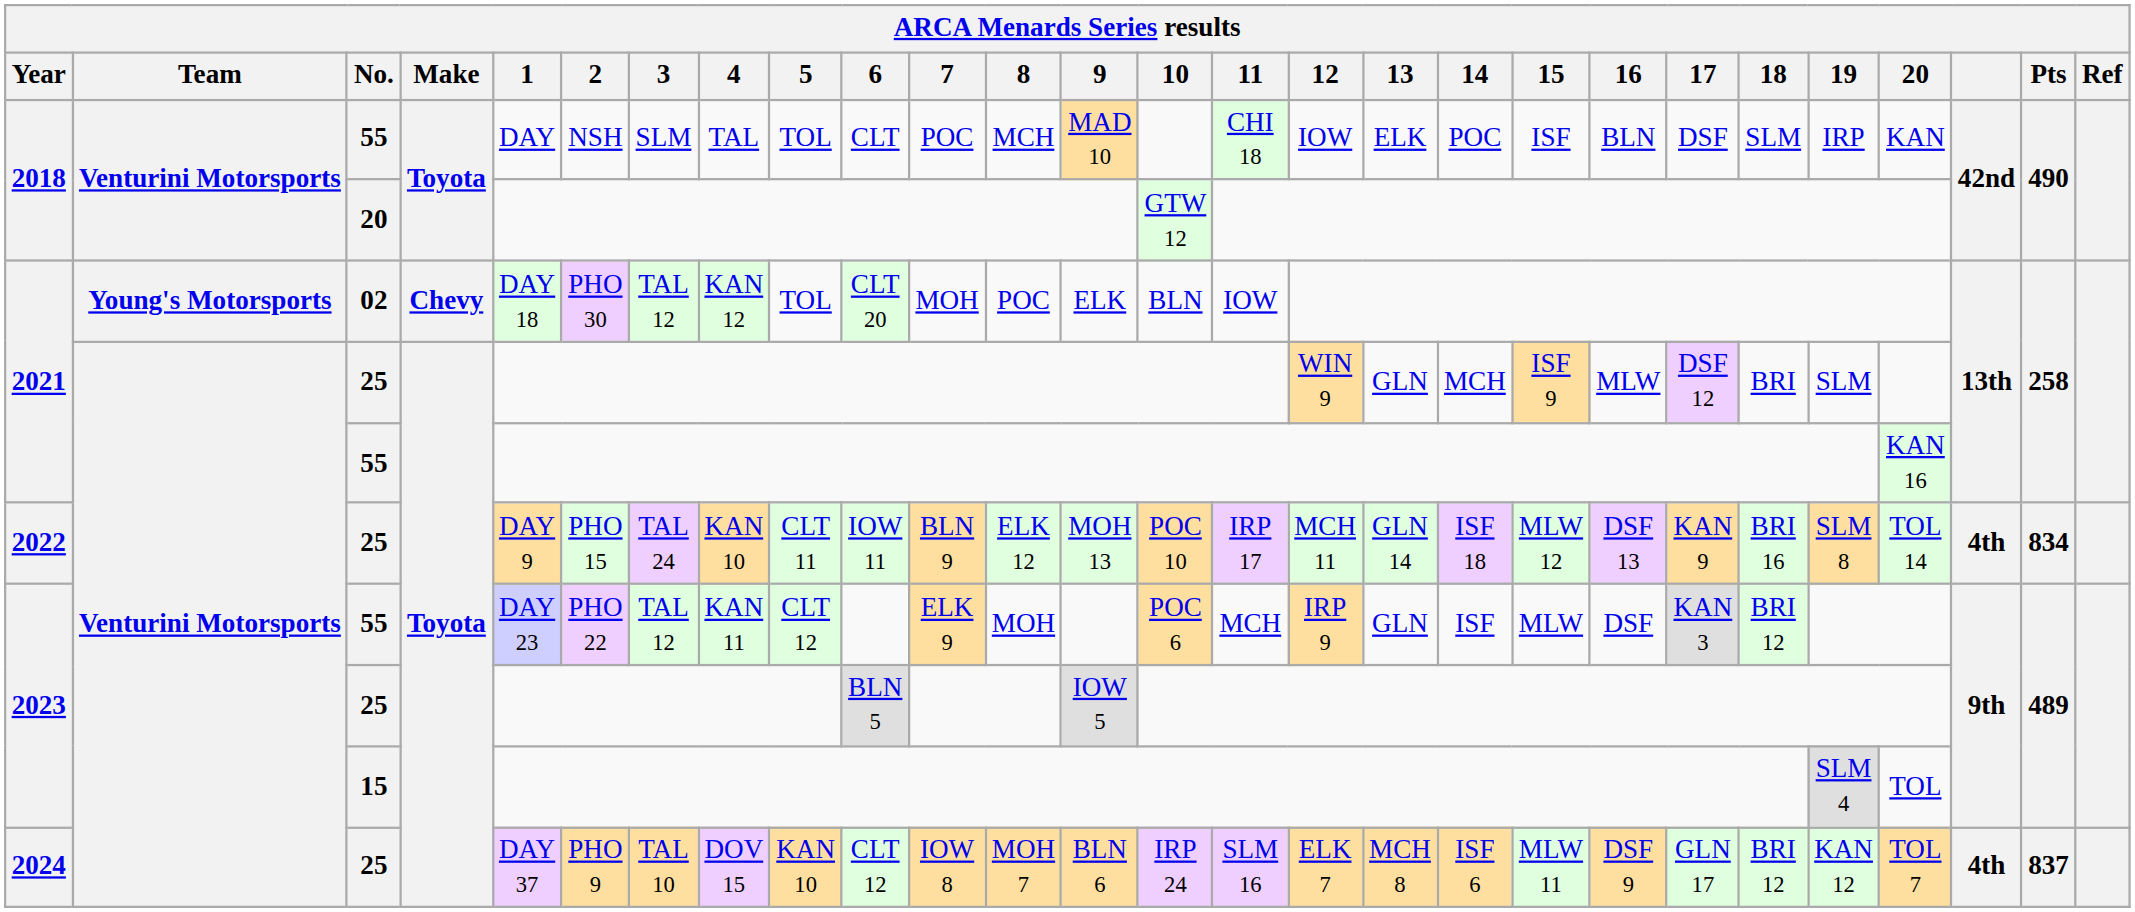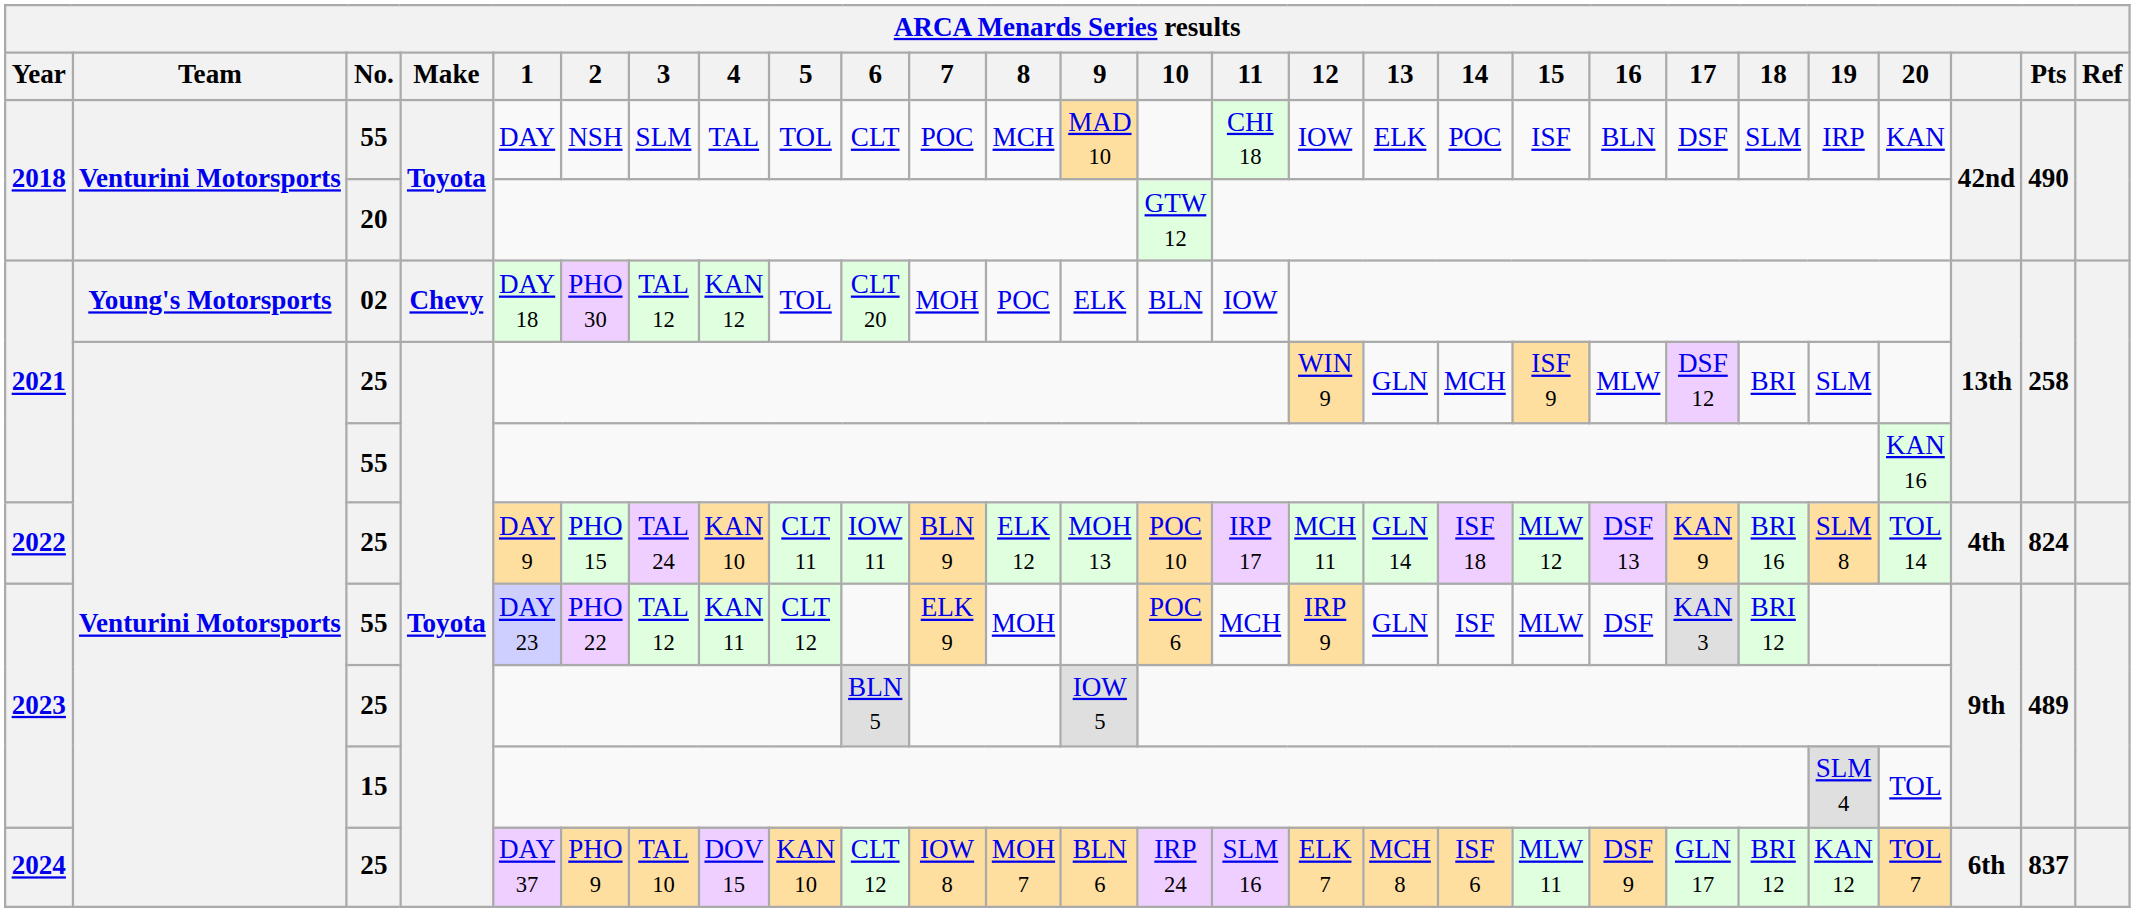(2049, 543) 834 -> (2049, 543) 824
(1986, 866) 4th -> (1986, 866) 6th
